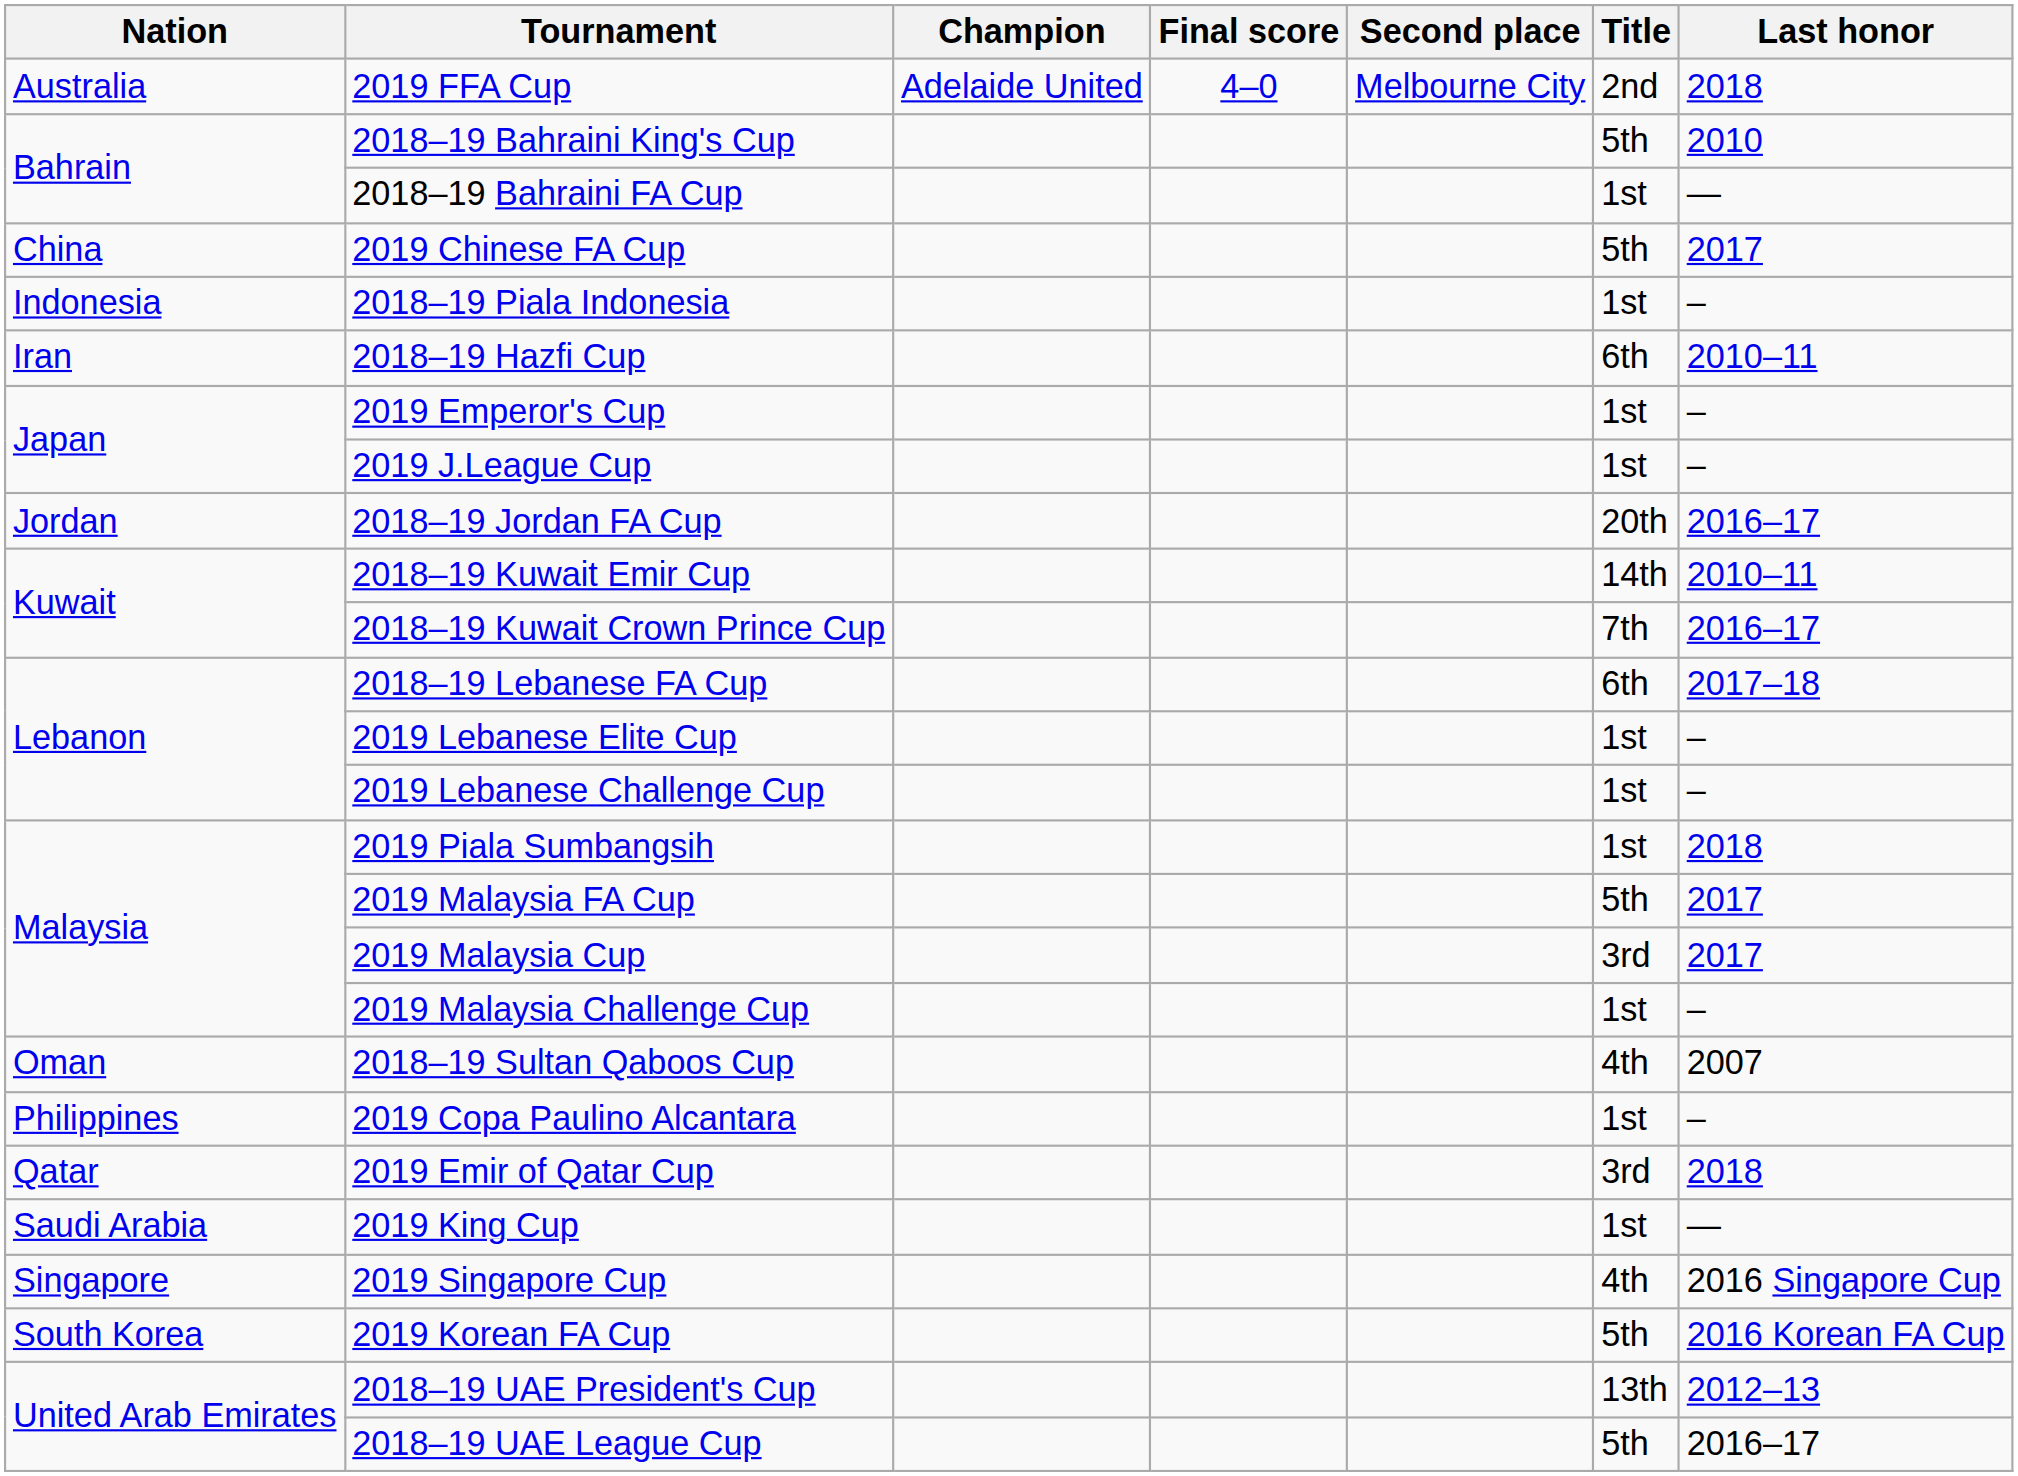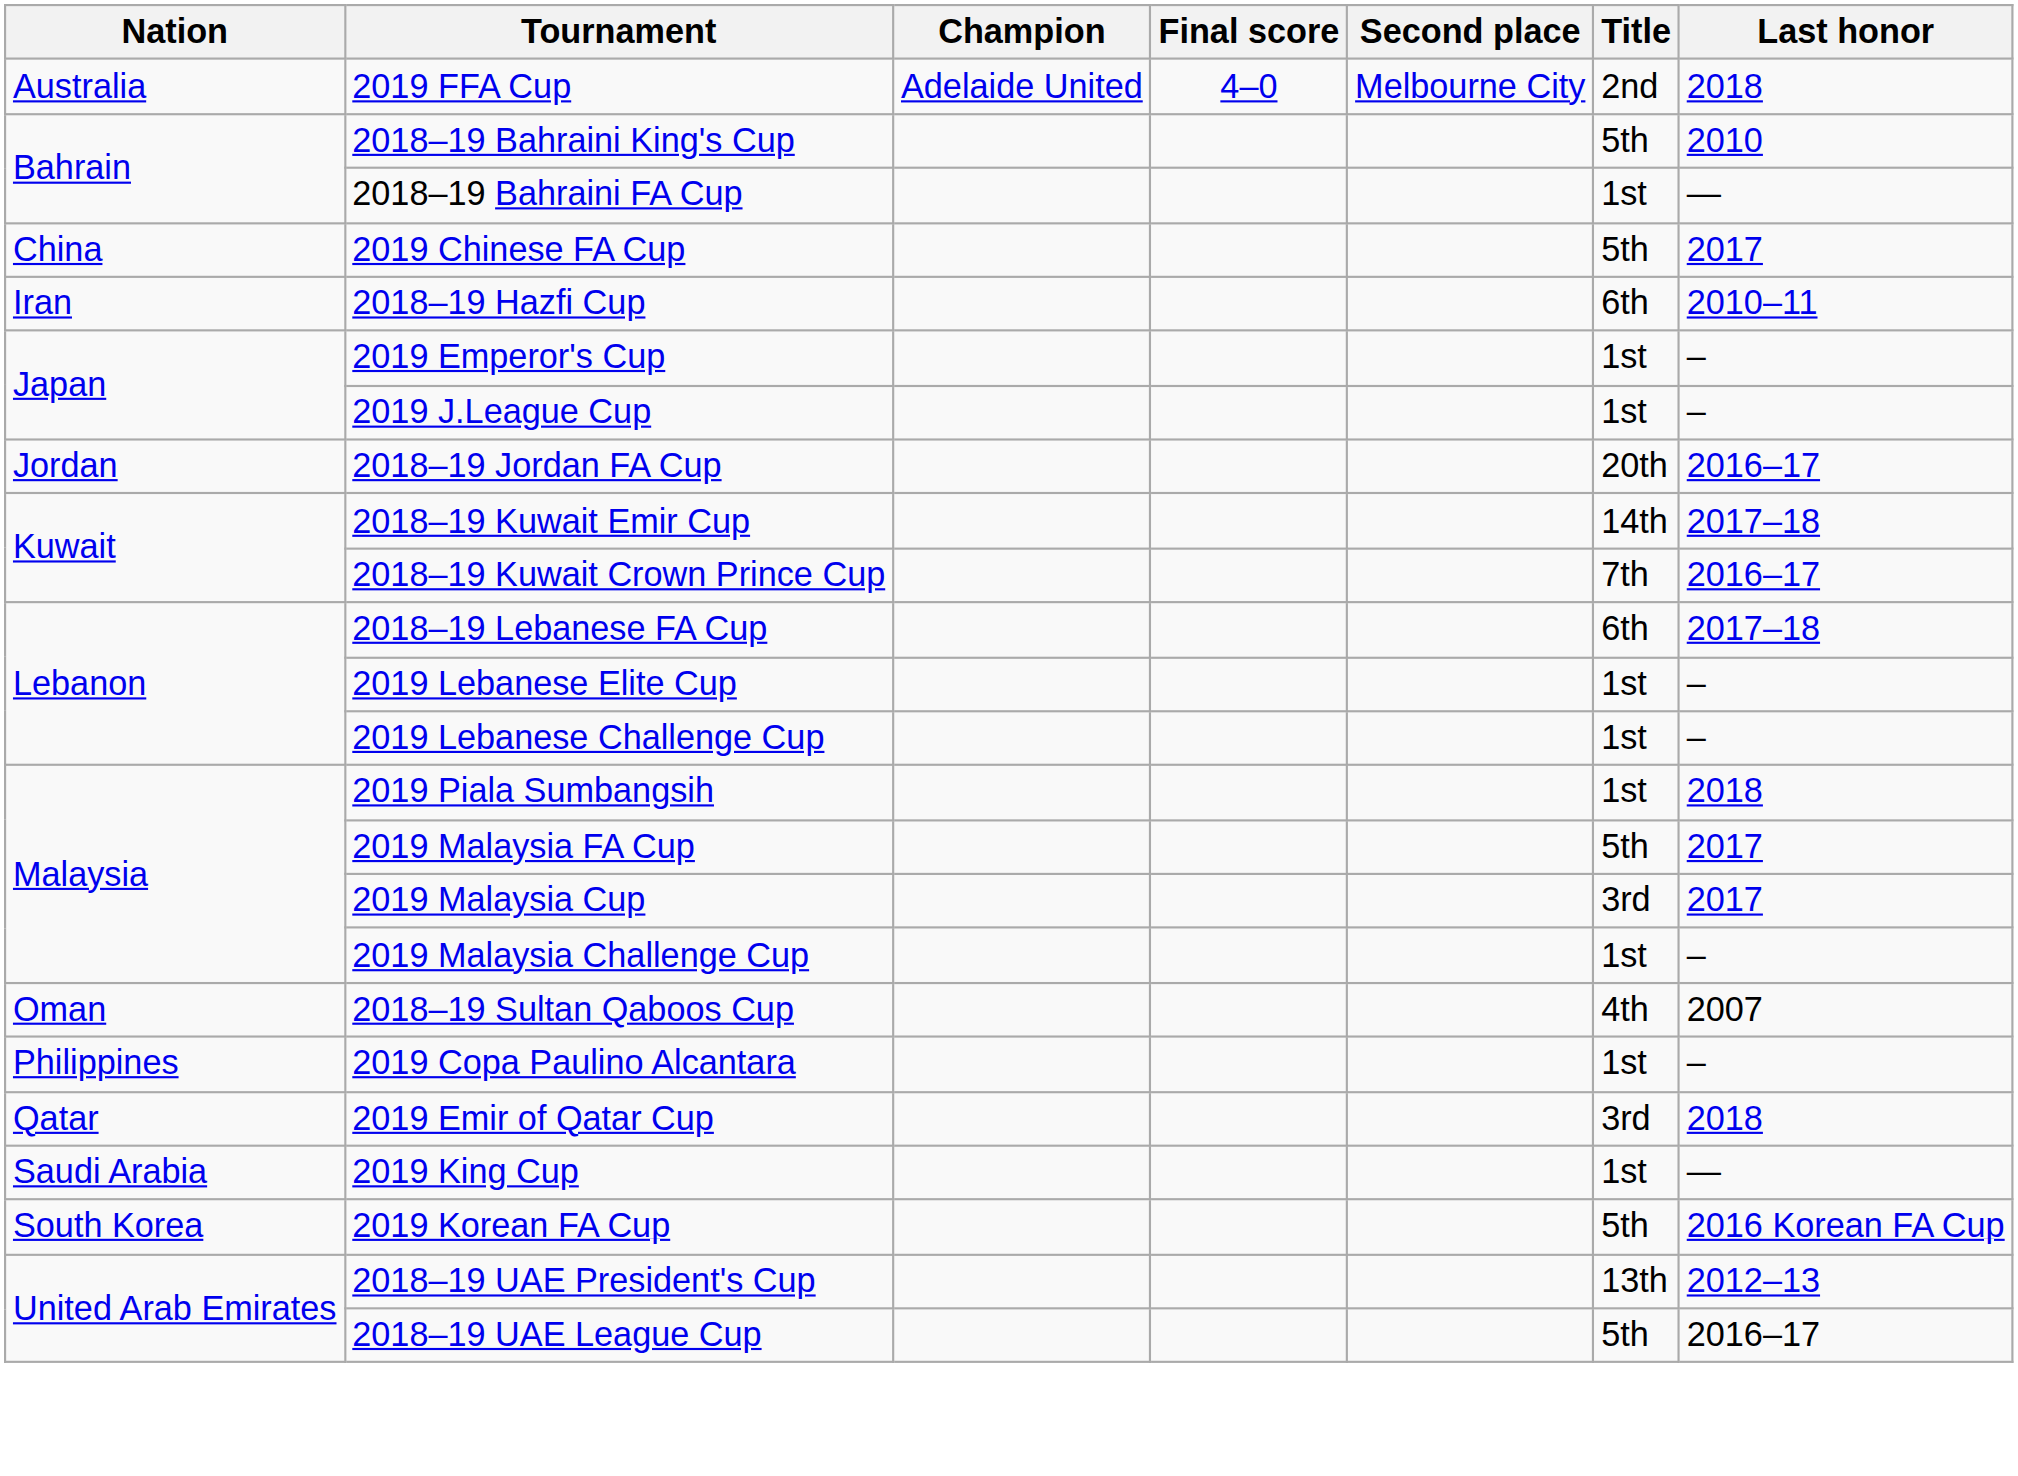- row: (541, 303)
(1752, 574) 2010–11 -> (1753, 520) 2017–18
- row: (509, 1280)
